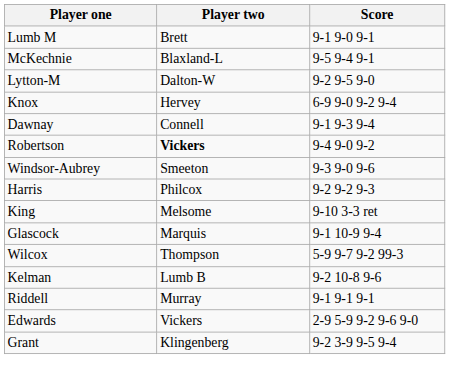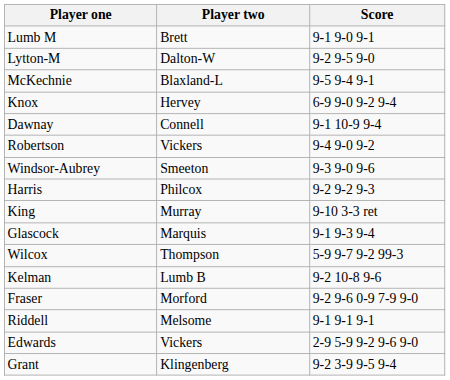rows swapped: (34, 80) <-> (40, 59)
(344, 124) 9-1 9-3 9-4 -> (347, 124) 9-1 10-9 9-4
(182, 146) bold -> (181, 146) normal
(186, 211) Melsome -> (181, 211) Murray
(347, 233) 9-1 10-9 9-4 -> (344, 233) 9-1 9-3 9-4
+ row: (25, 299)
(181, 299) Murray -> (186, 320) Melsome
